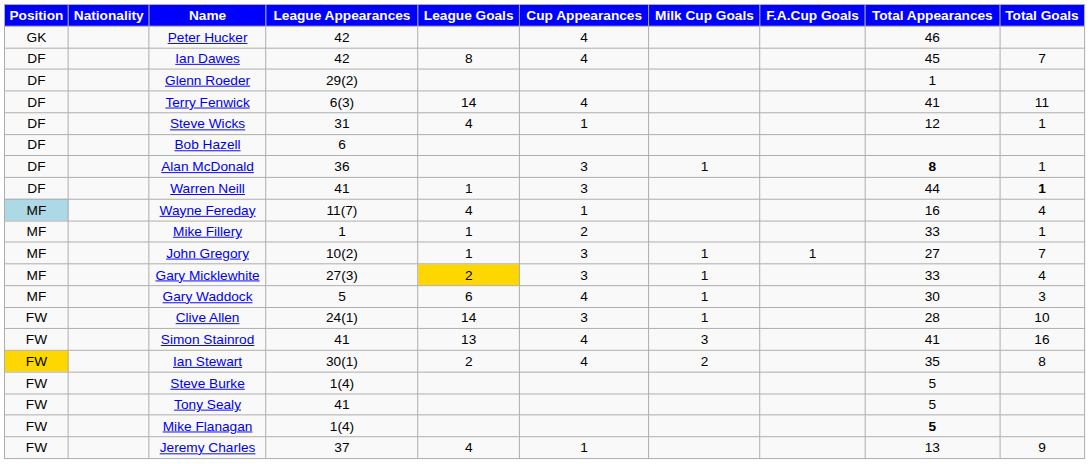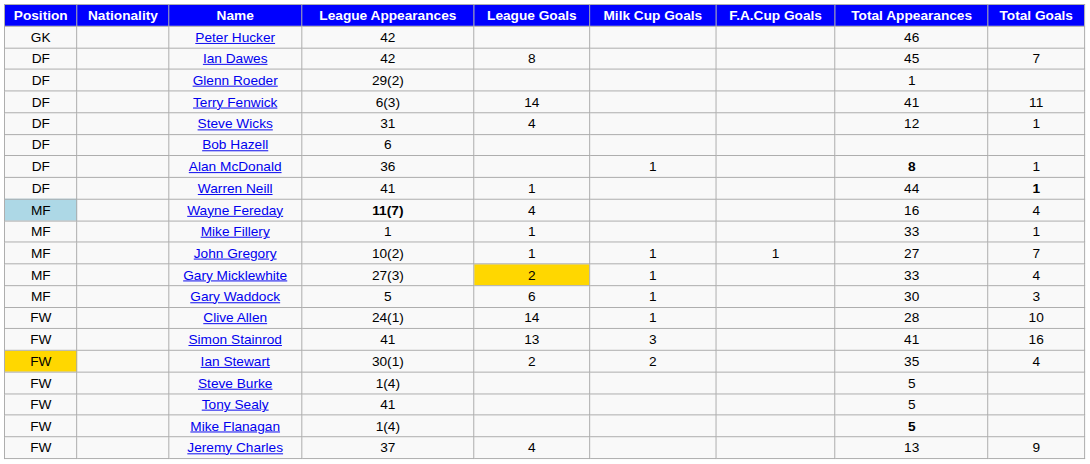- column: (584, 16)
(342, 210) normal -> (388, 210) bold
(1042, 361) 8 -> (1036, 361) 4
